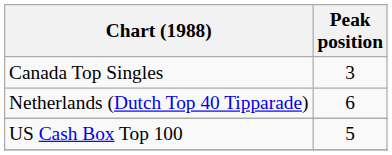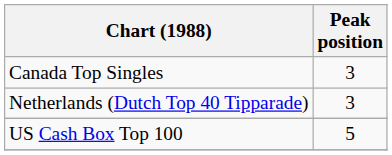(350, 103) 6 -> (350, 103) 3
